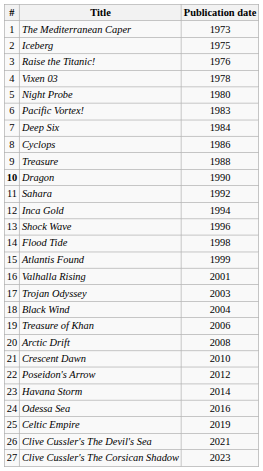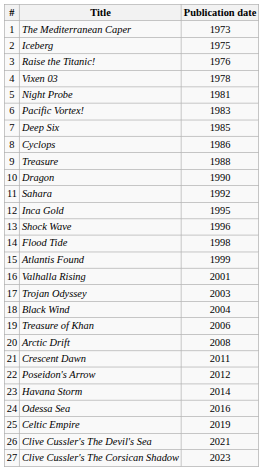(220, 95) 1980 -> (220, 95) 1981
(220, 128) 1984 -> (220, 128) 1985
(12, 177) bold -> (12, 177) normal
(220, 210) 1994 -> (220, 210) 1995
(220, 359) 2010 -> (220, 359) 2011
